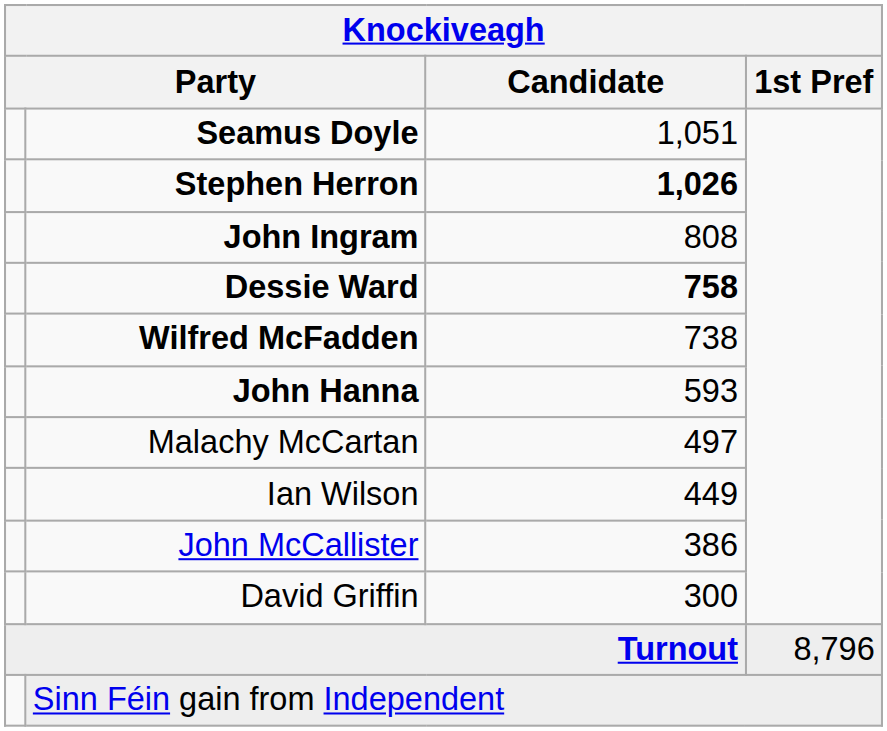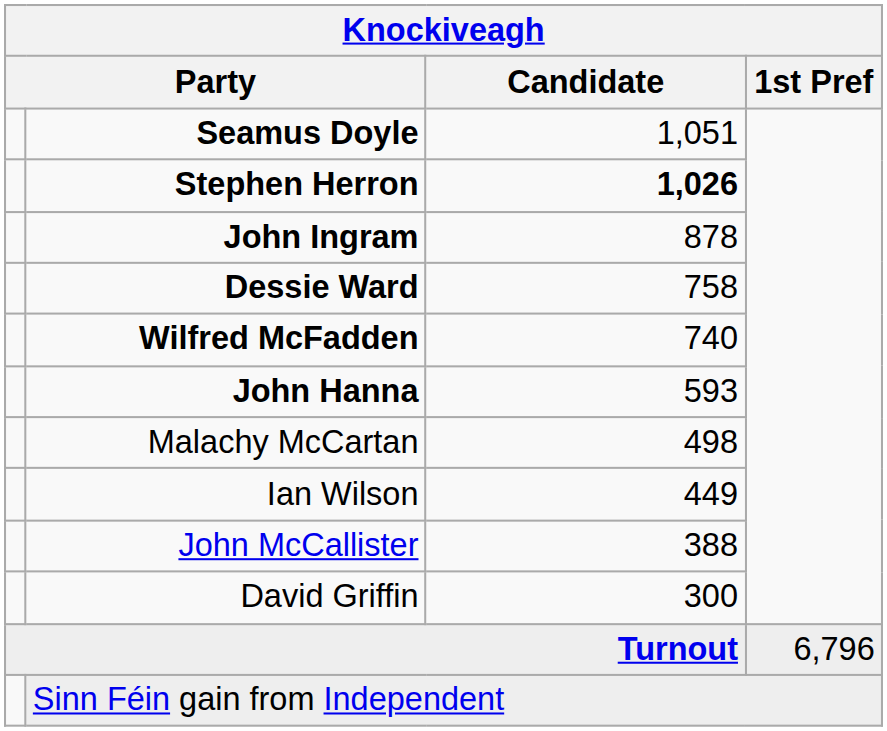(711, 236) 808 -> (711, 236) 878
(711, 287) bold -> (711, 287) normal
(711, 339) 738 -> (711, 339) 740
(711, 442) 497 -> (711, 442) 498
(711, 545) 386 -> (711, 545) 388
(834, 648) 8,796 -> (834, 648) 6,796
